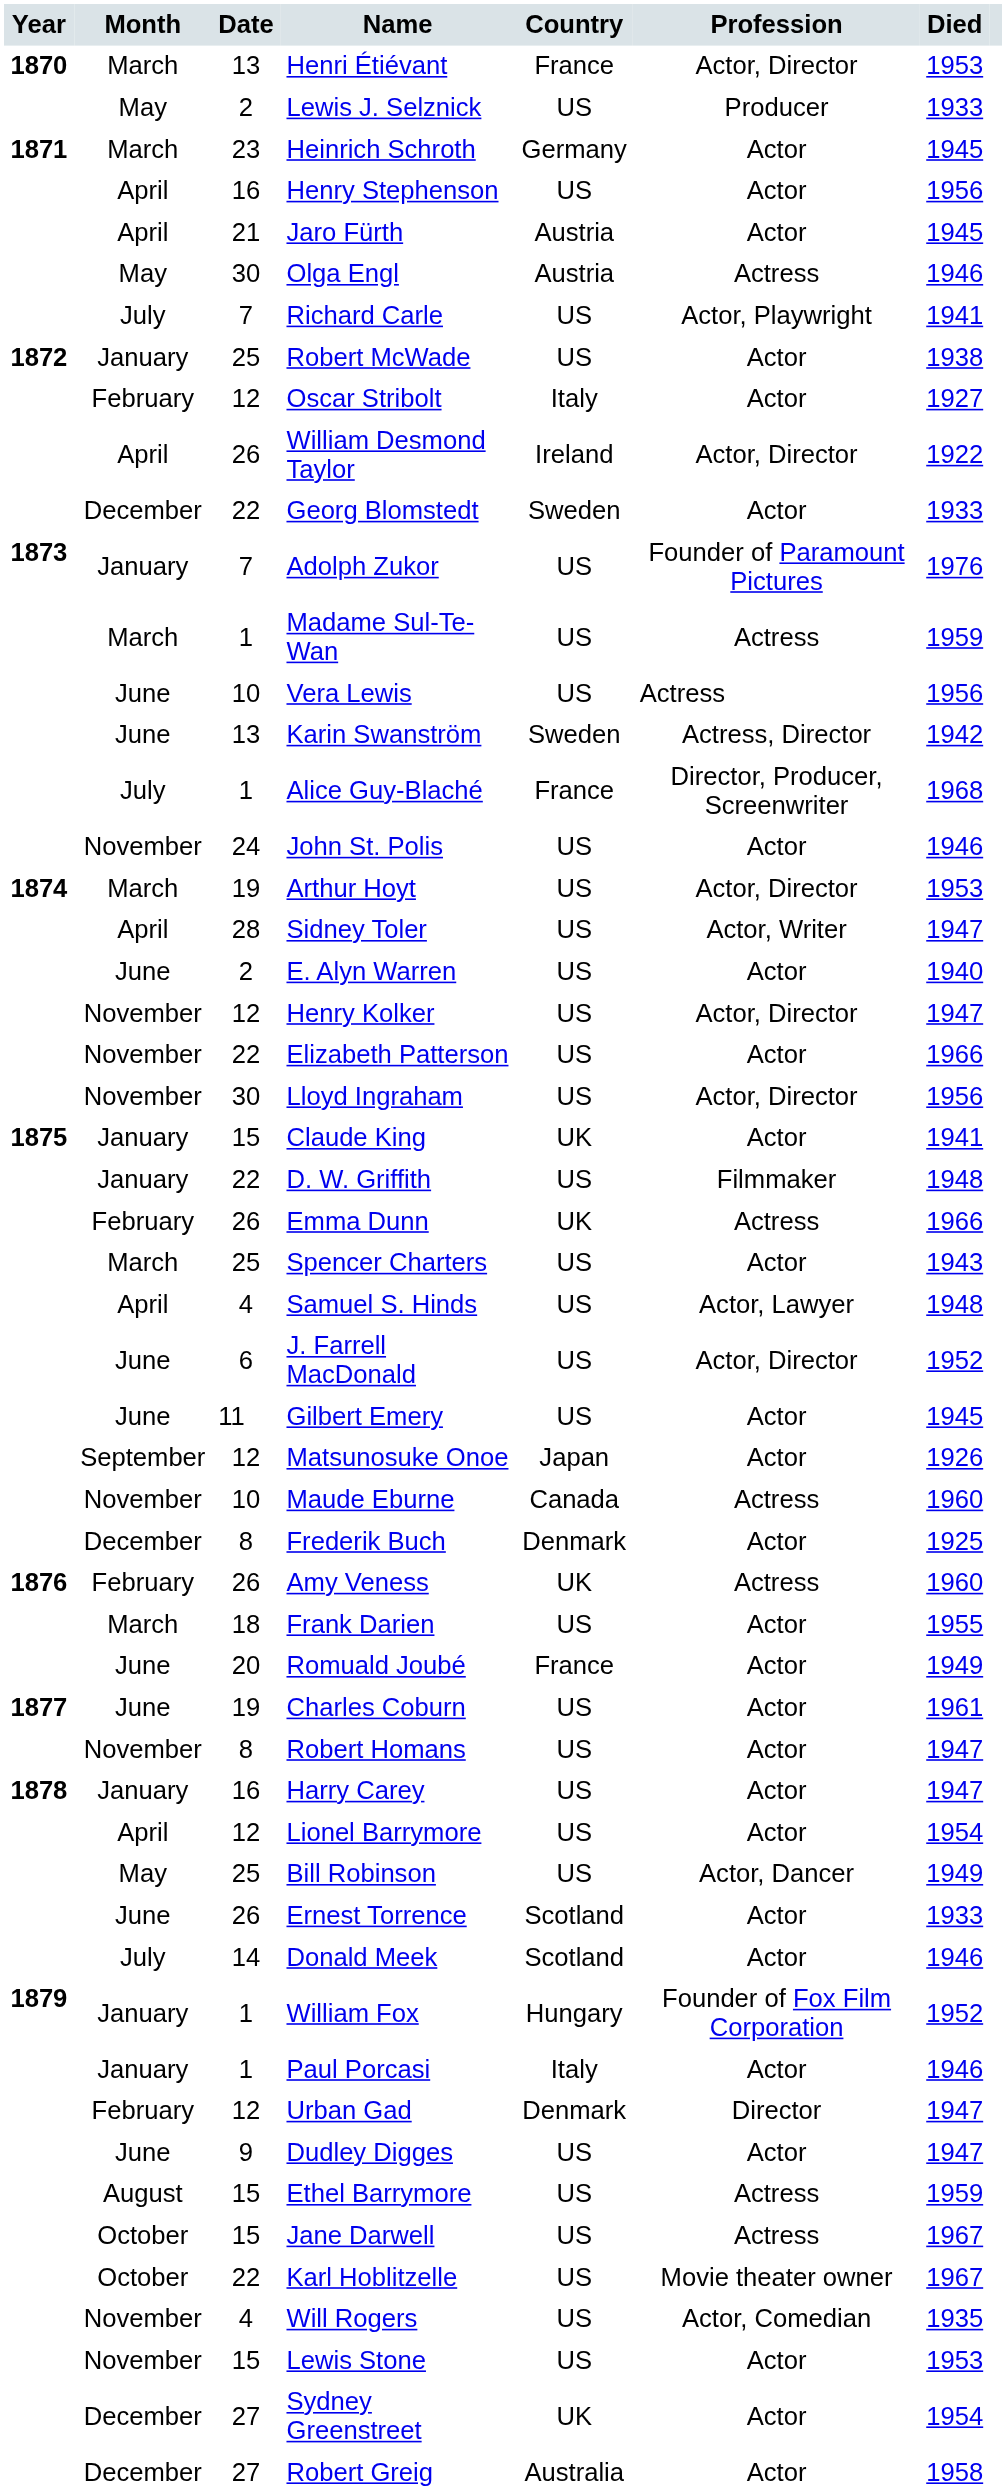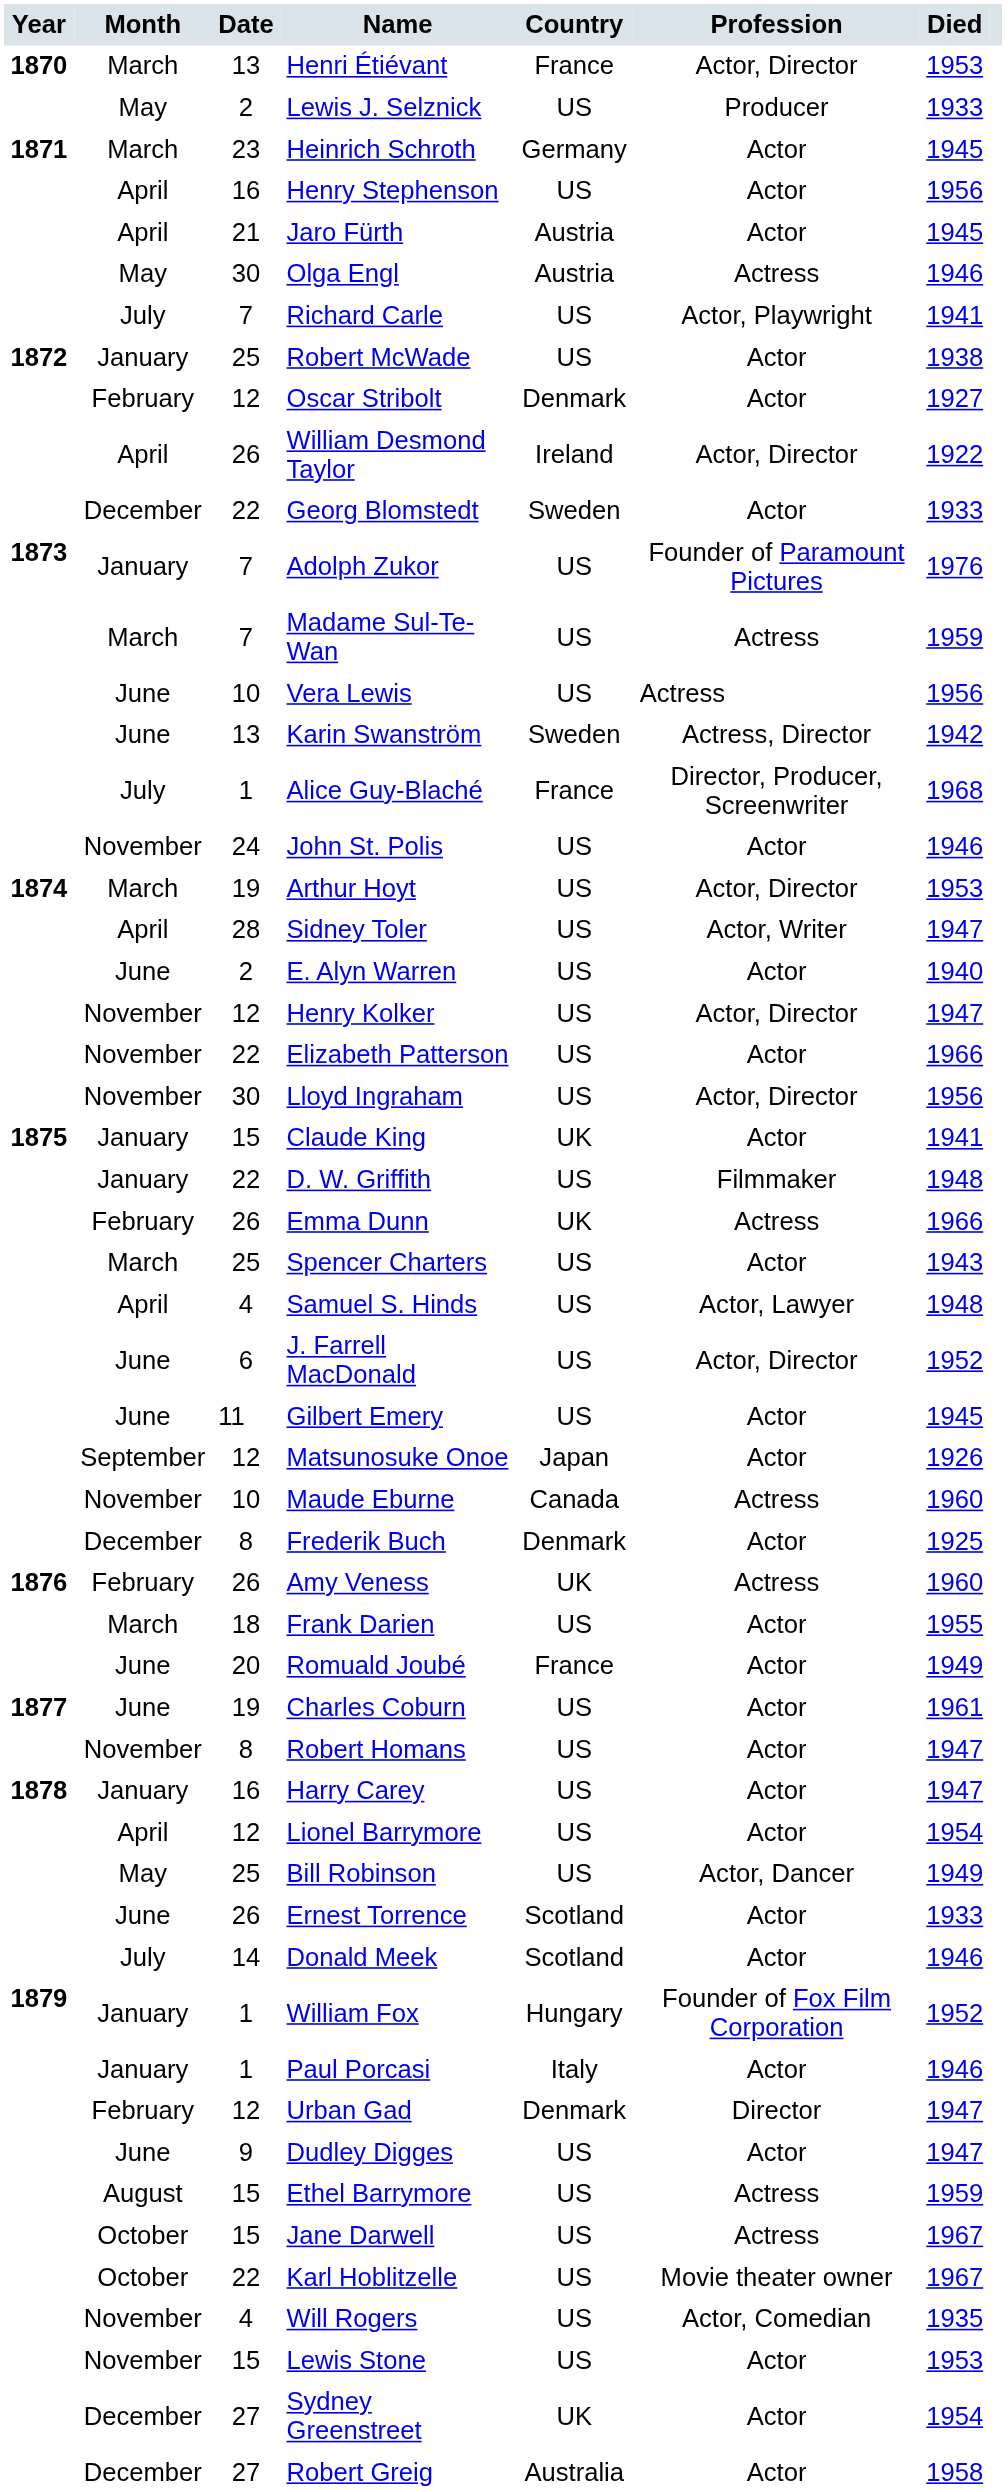(574, 398) Italy -> (574, 398) Denmark
(246, 637) 1 -> (246, 637) 7
